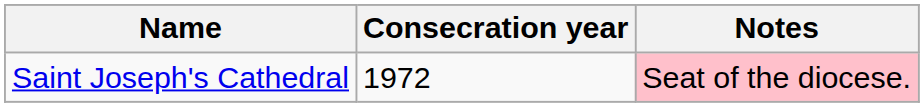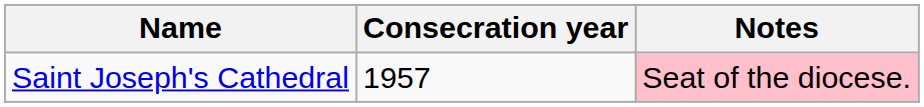(397, 76) 1972 -> (397, 76) 1957
